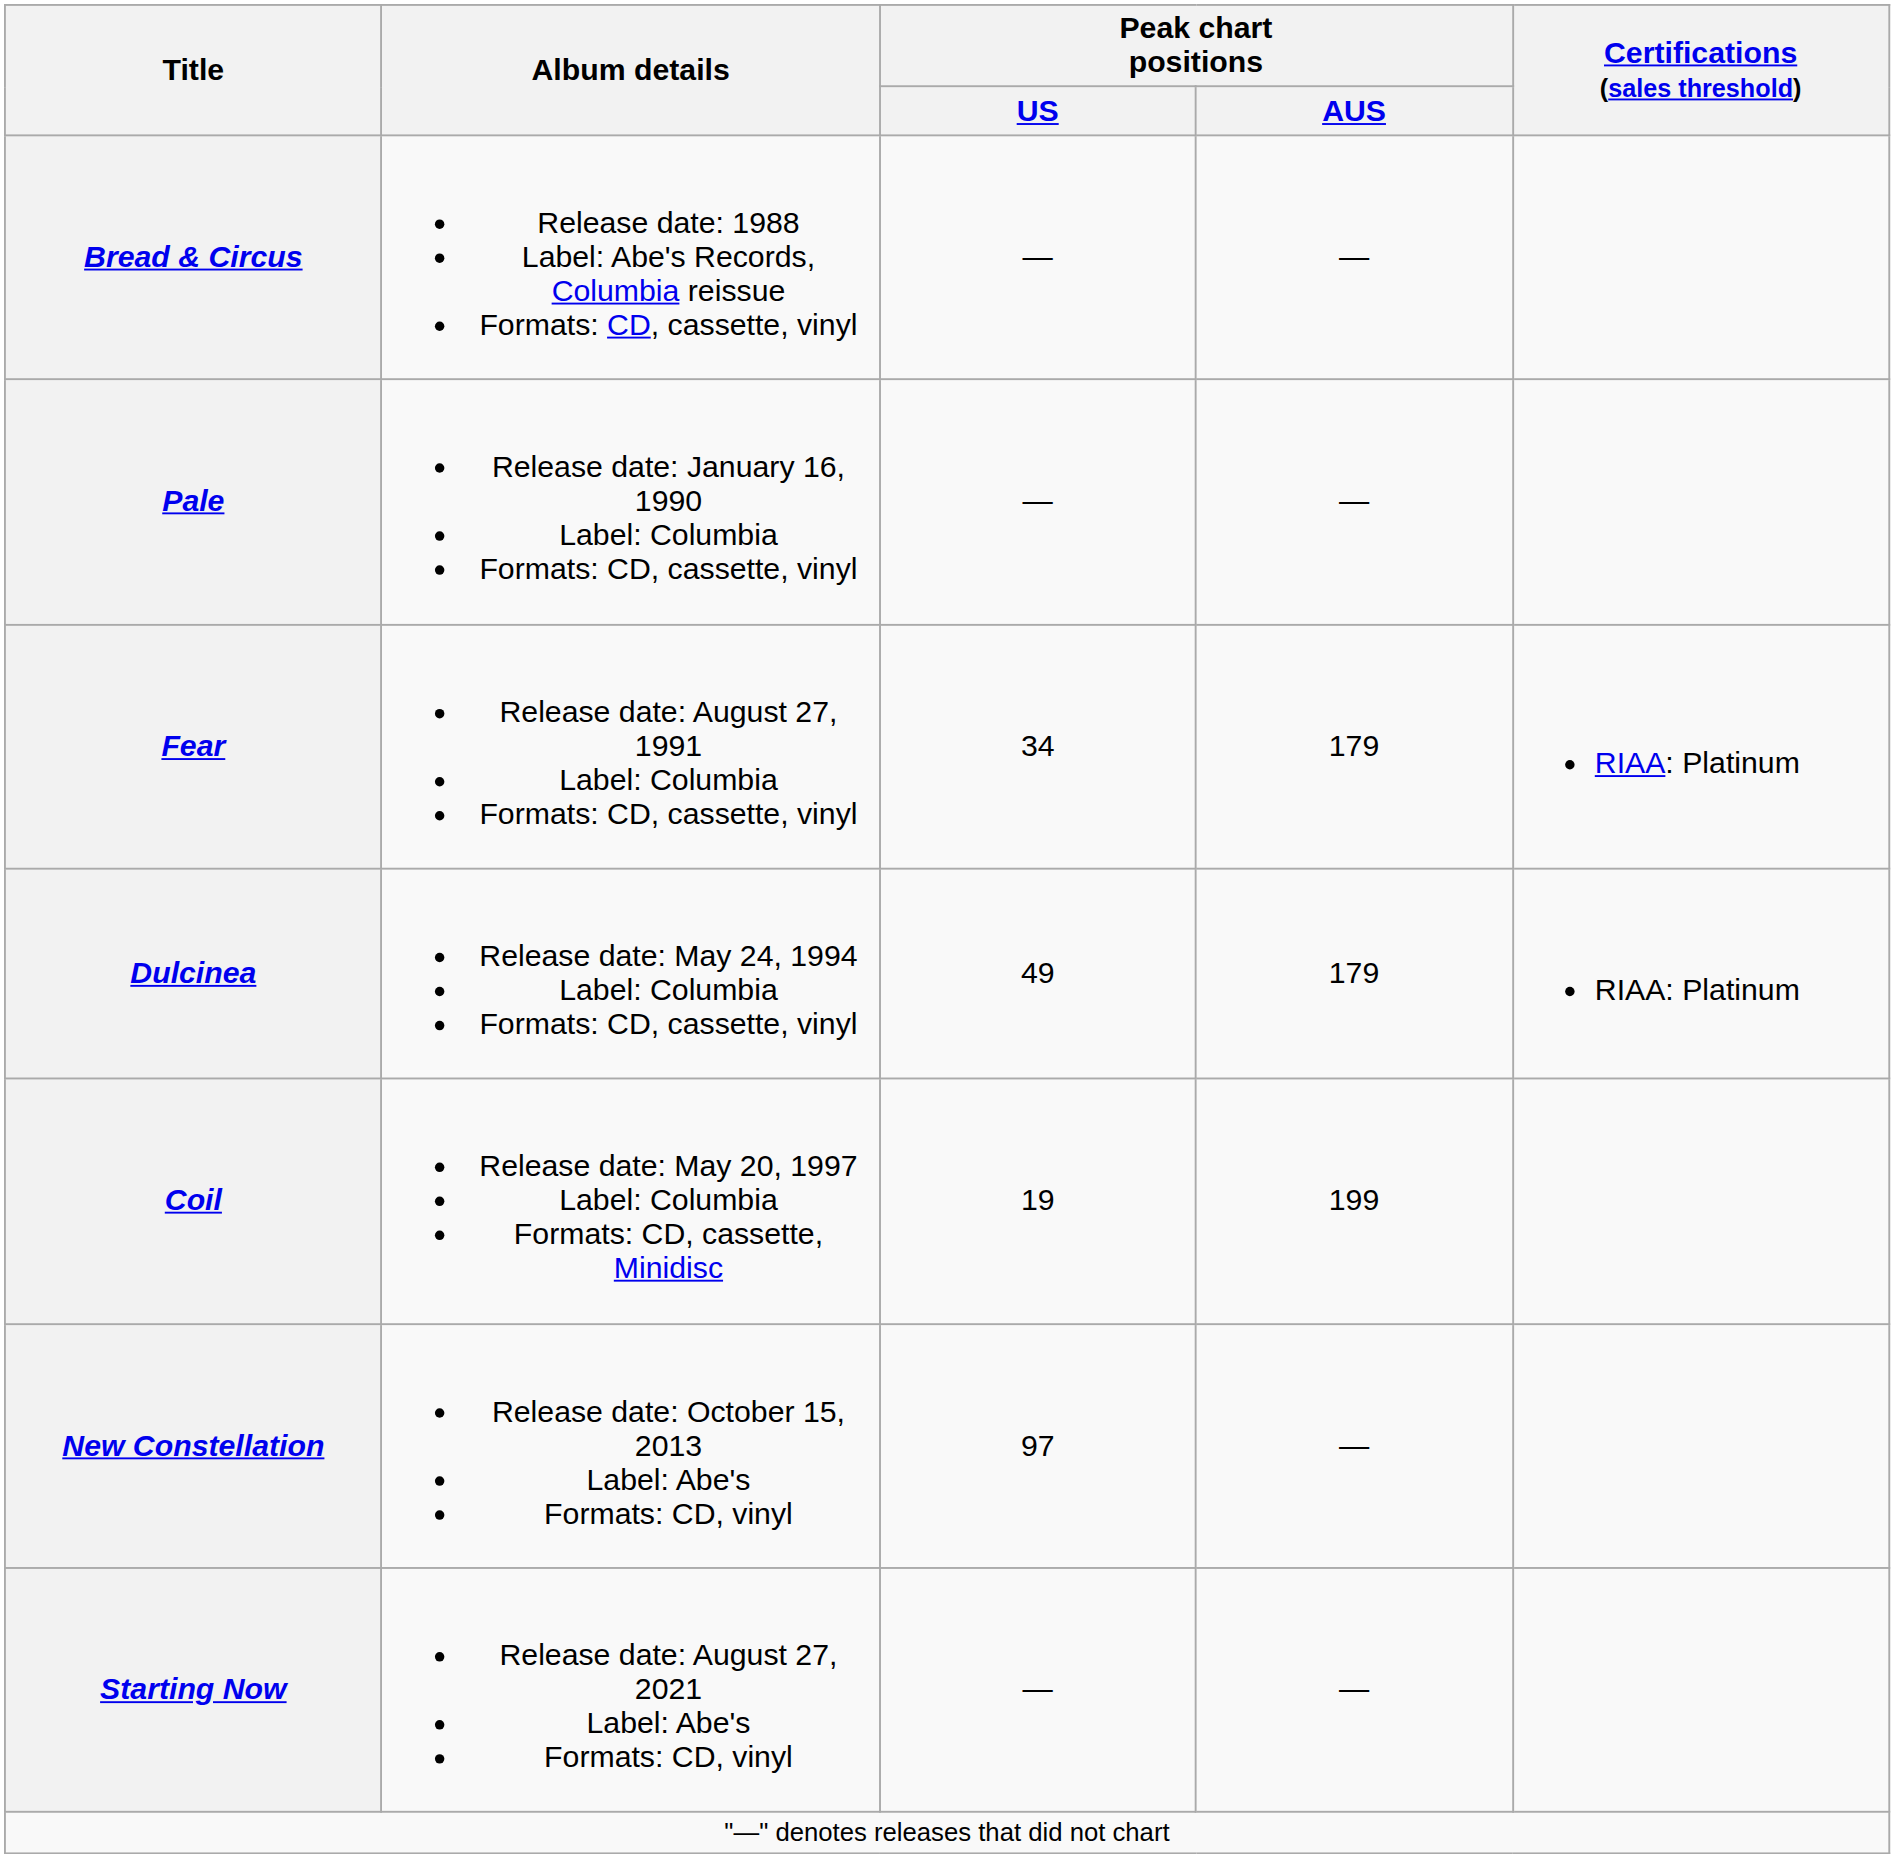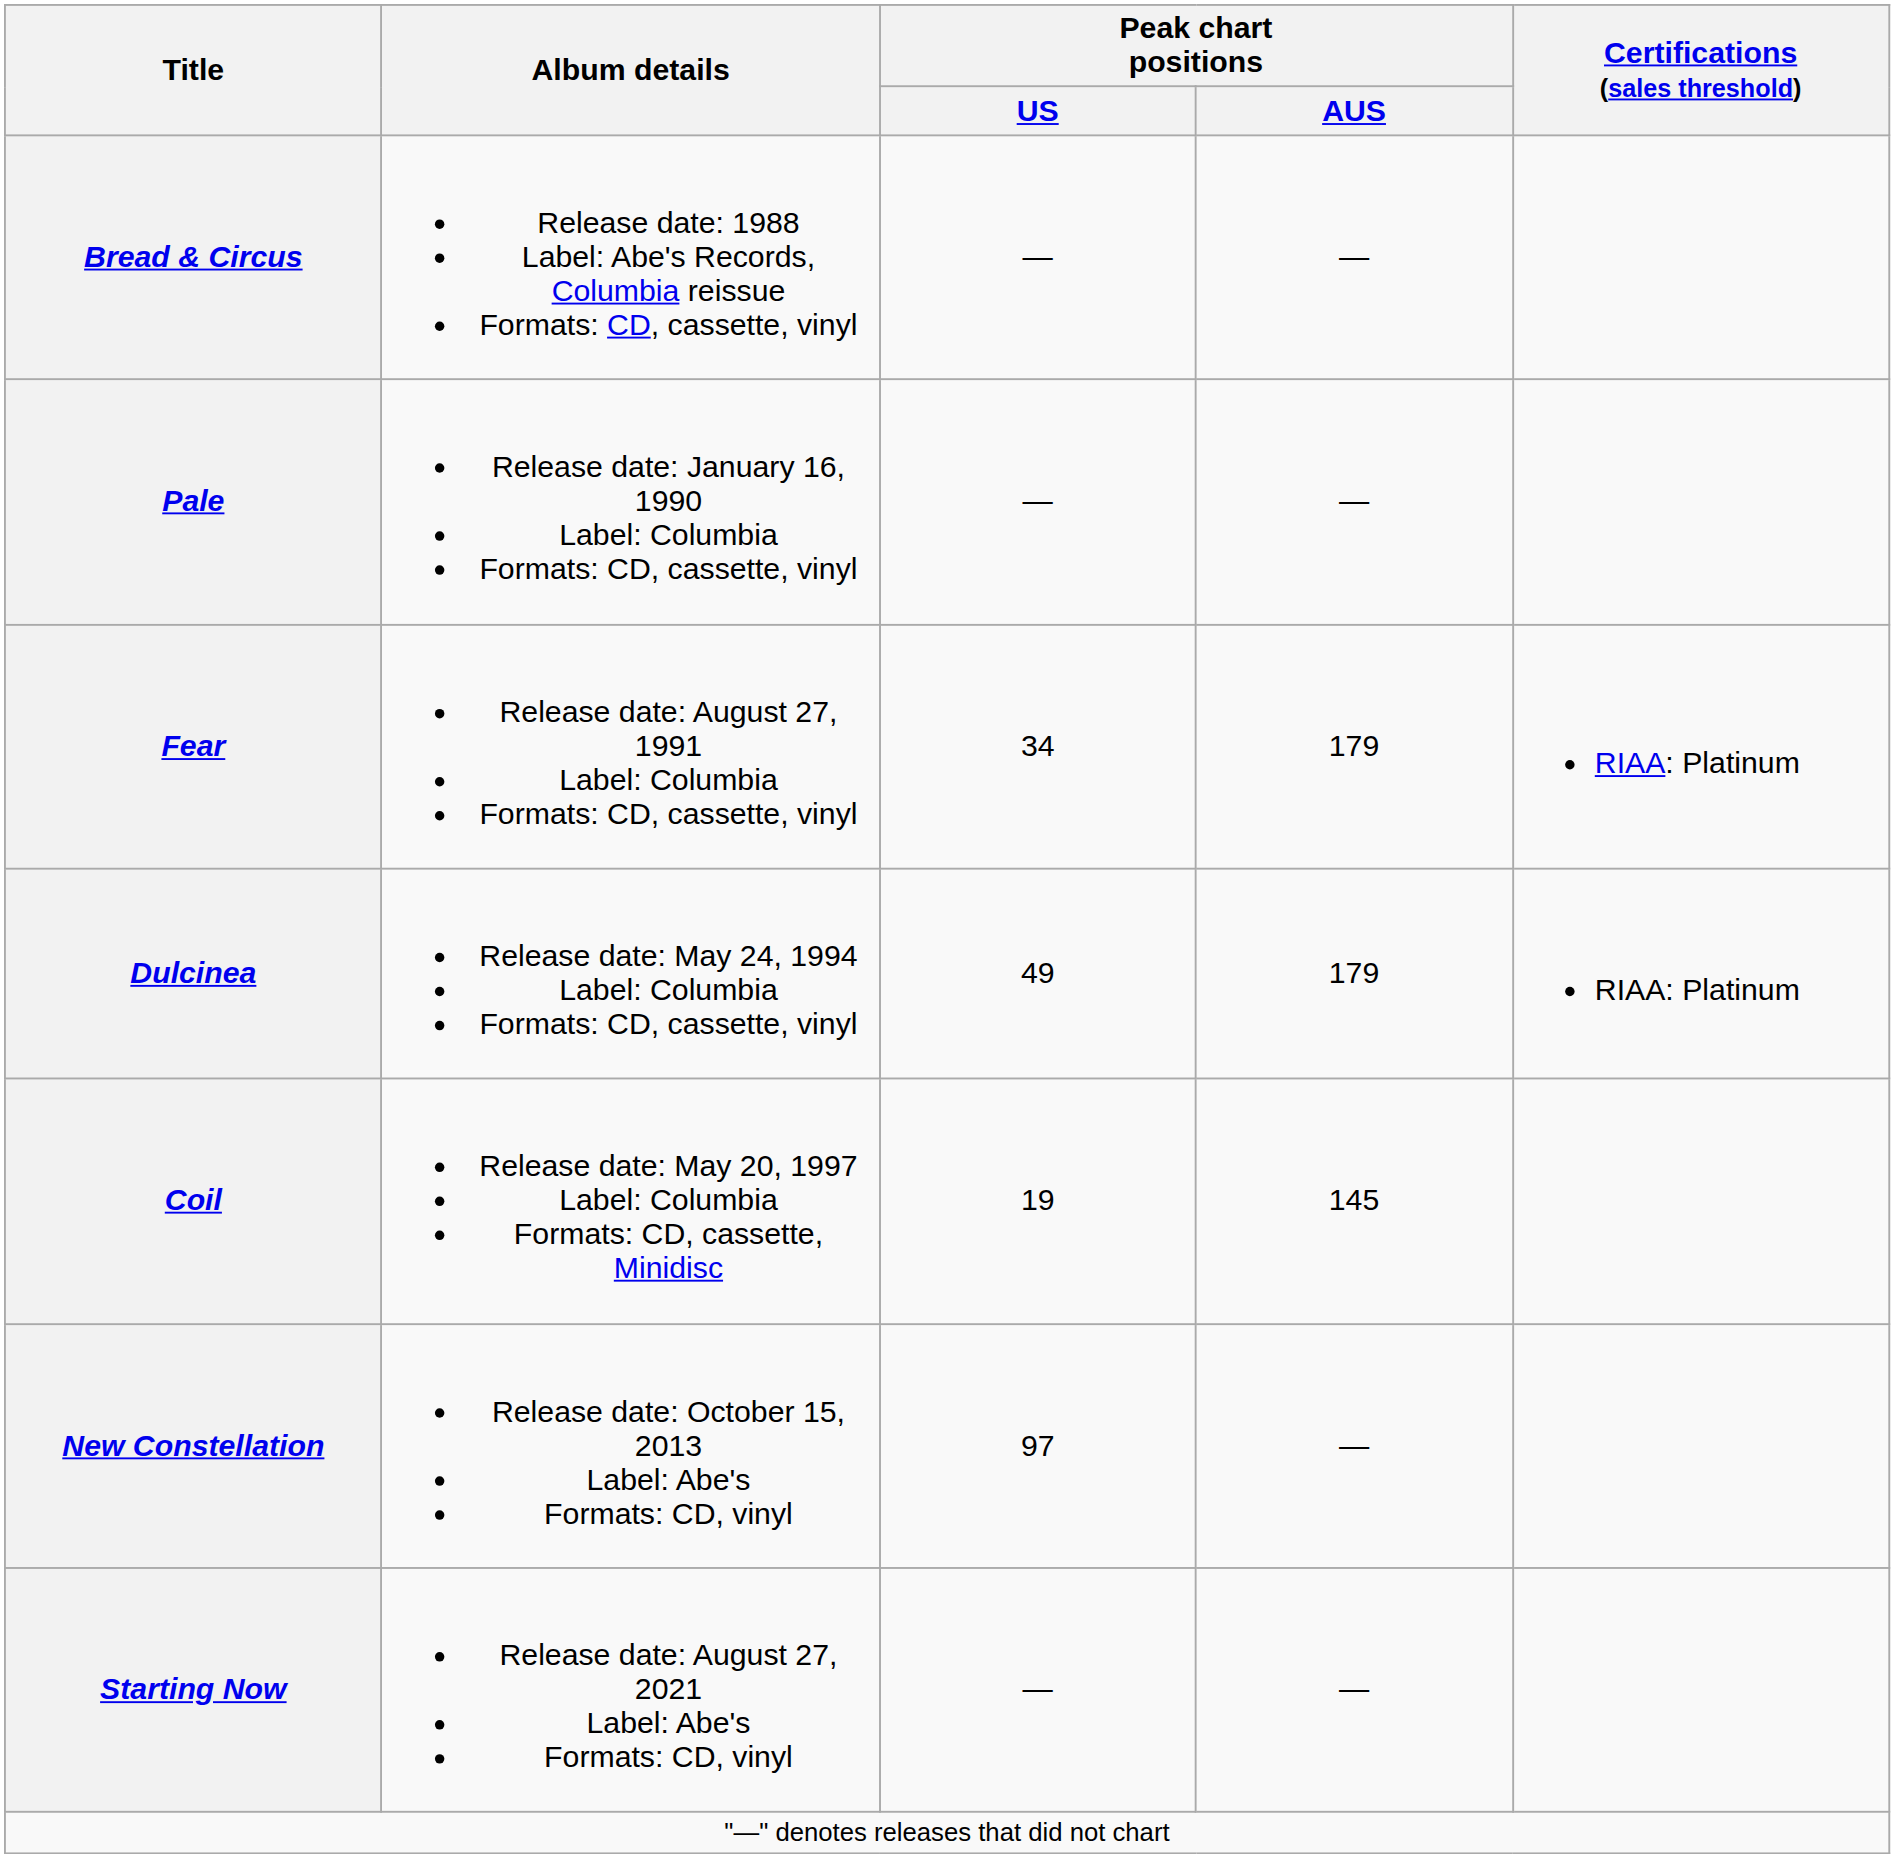(1354, 1200) 199 -> (1354, 1200) 145
